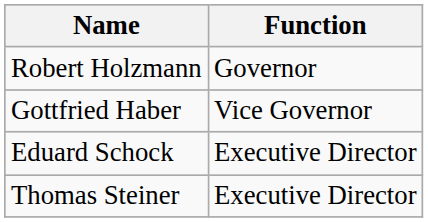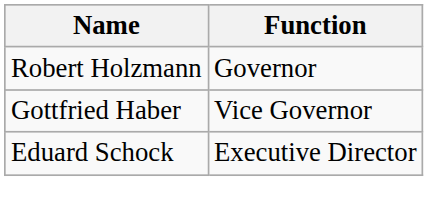- row: (95, 195)
